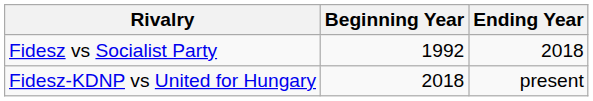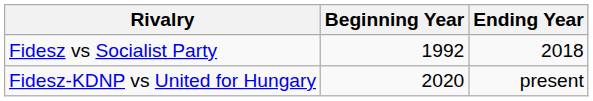(443, 80) 2018 -> (443, 80) 2020
